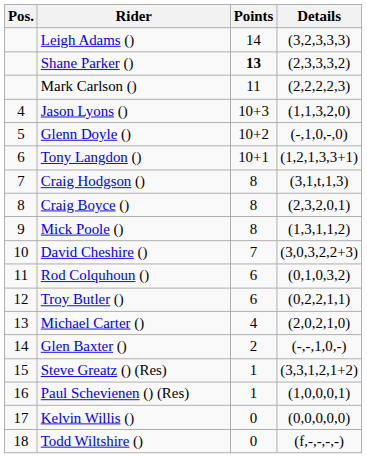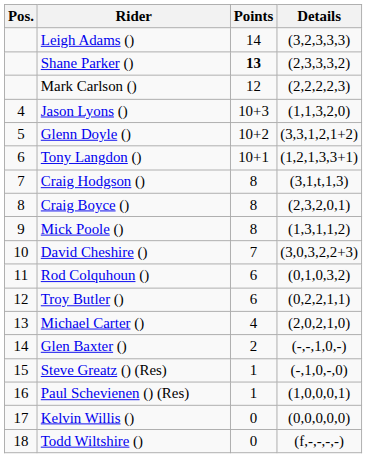(253, 87) 11 -> (253, 87) 12
(319, 134) (-,1,0,-,0) -> (319, 134) (3,3,1,2,1+2)
(319, 370) (3,3,1,2,1+2) -> (319, 370) (-,1,0,-,0)
